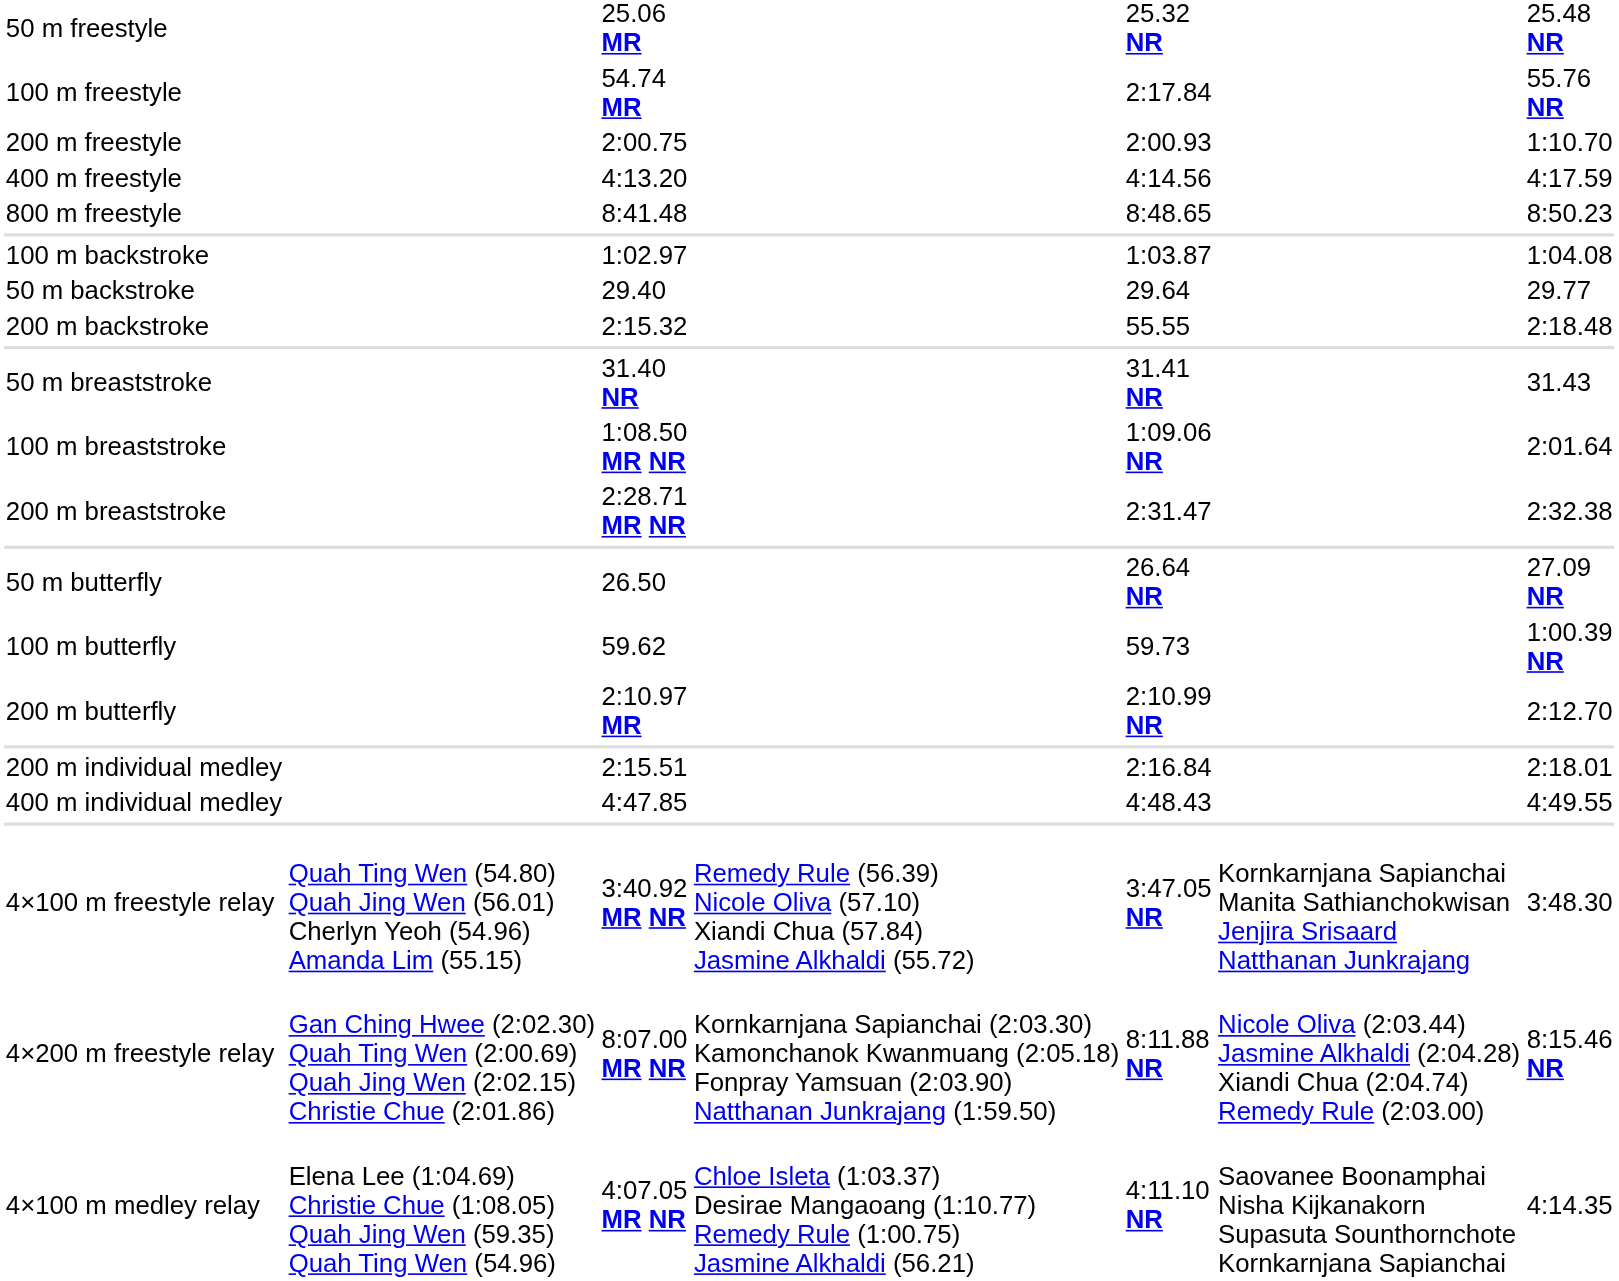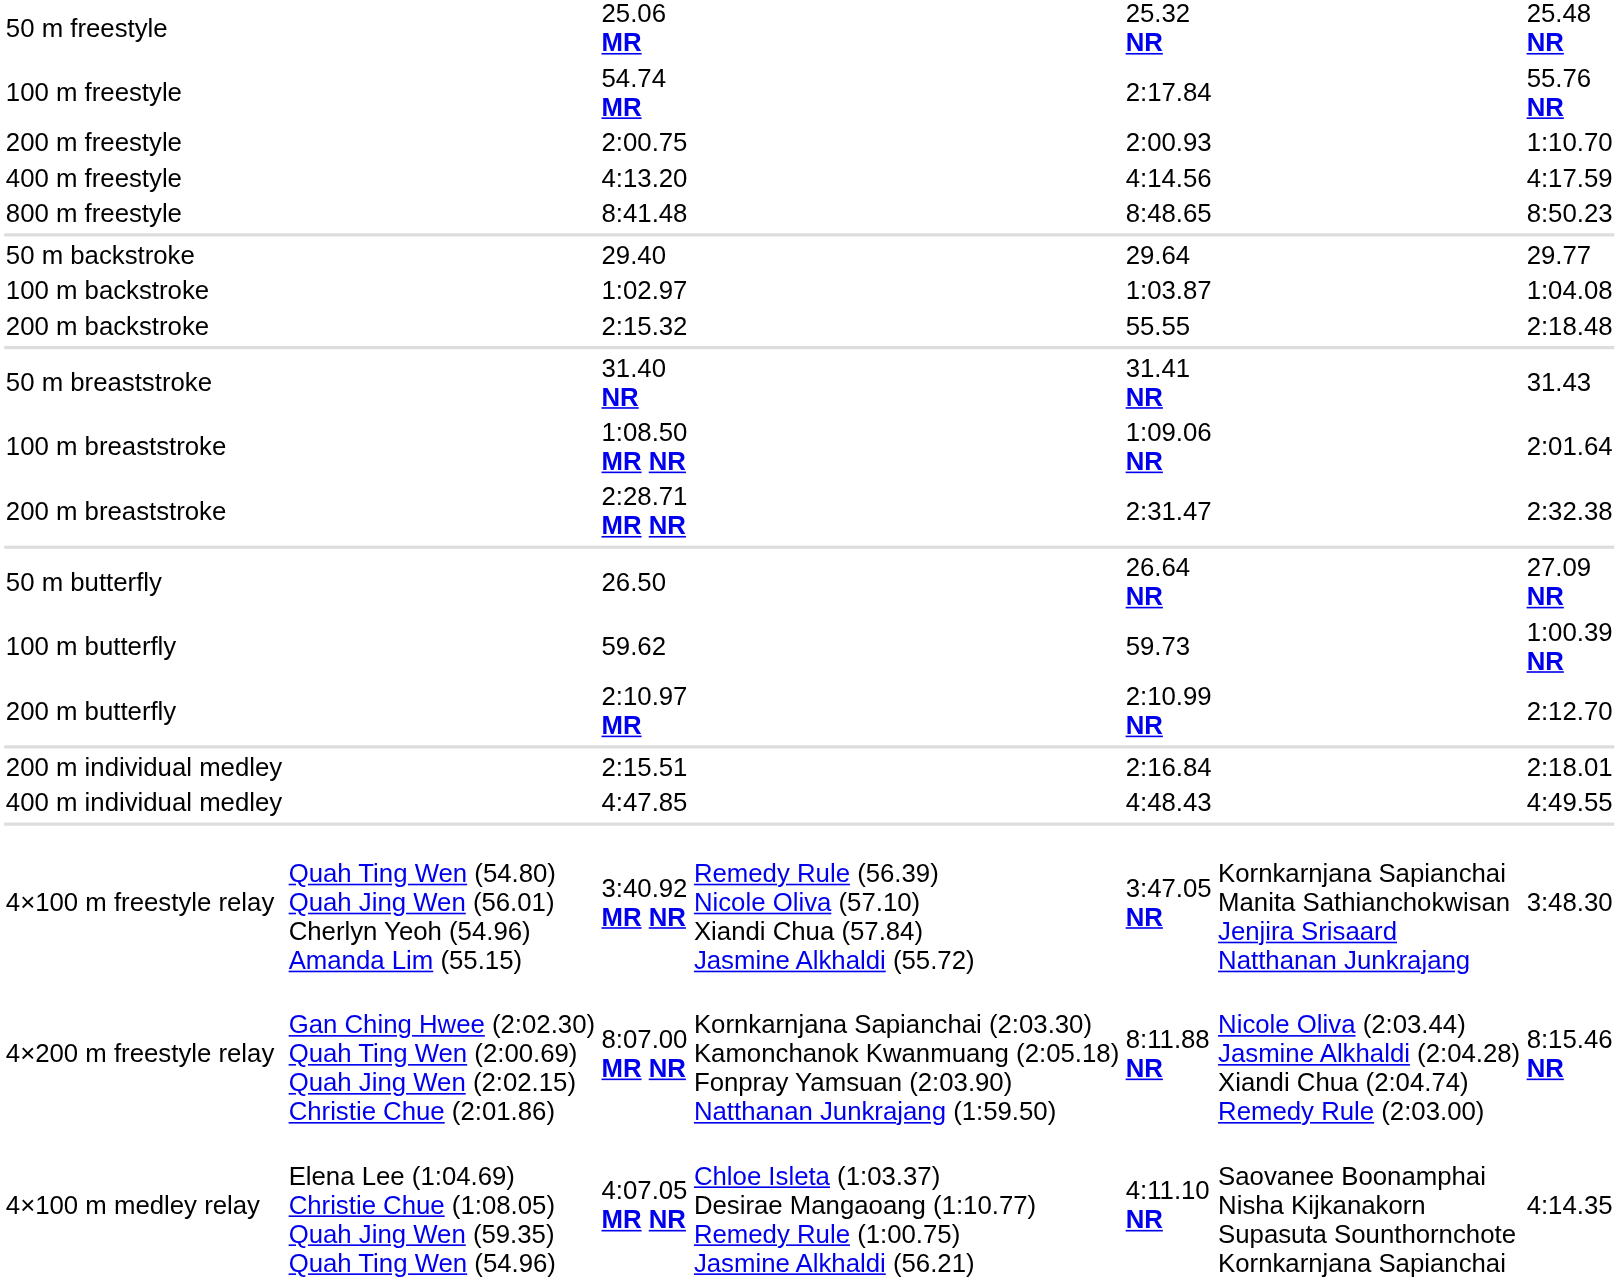rows swapped: (100, 290) <-> (107, 255)
